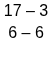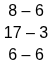+ row: (26, 10)
